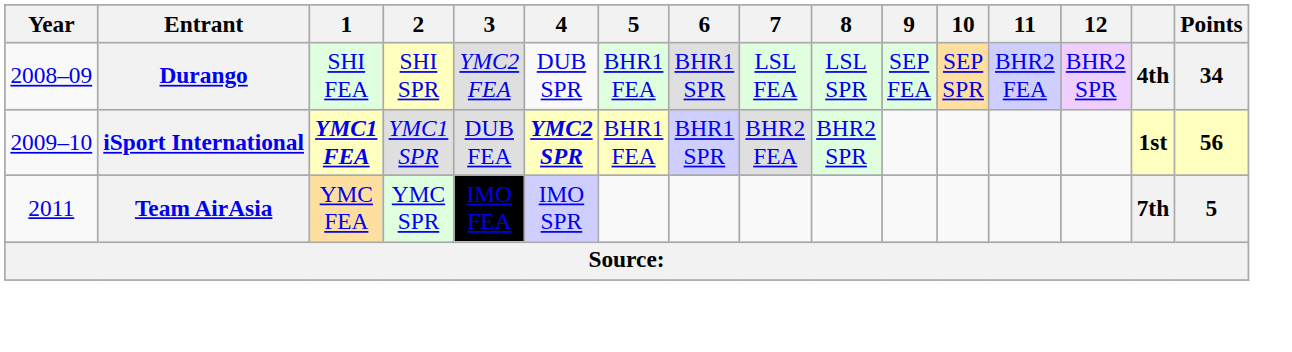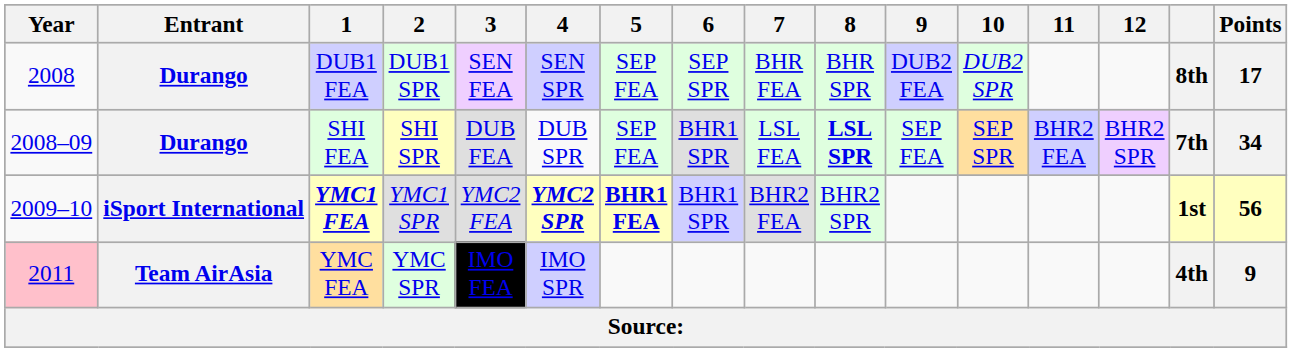+ row: (346, 75)
(489, 75) YMC2 FEA -> (491, 141) DUB FEA
(634, 75) BHR1 FEA -> (636, 141) SEP FEA
(846, 75) normal -> (850, 141) bold
(1153, 75) 4th -> (1192, 141) 7th
(489, 141) DUB FEA -> (491, 207) YMC2 FEA
(634, 141) normal -> (636, 207) bold
(51, 207) no background -> (51, 274) pink background
(1153, 207) 7th -> (1192, 274) 4th
(1211, 207) 5 -> (1250, 274) 9
